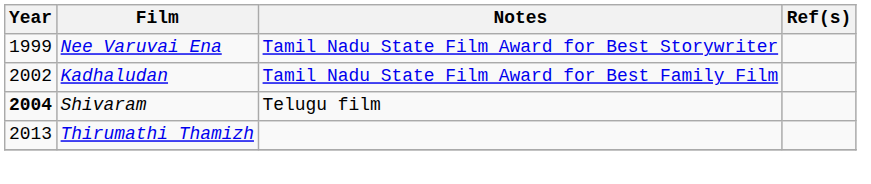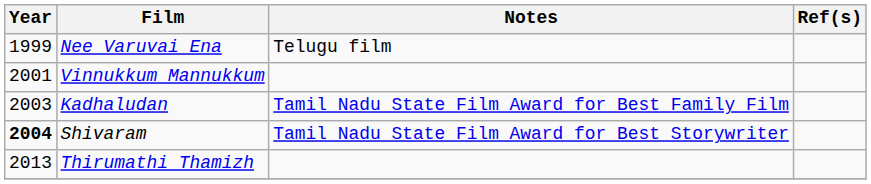(520, 48) Tamil Nadu State Film Award for Best Storywriter -> (332, 48) Telugu film
+ row: (163, 77)
(31, 77) 2002 -> (31, 106) 2003
(322, 106) Telugu film -> (531, 135) Tamil Nadu State Film Award for Best Storywriter
